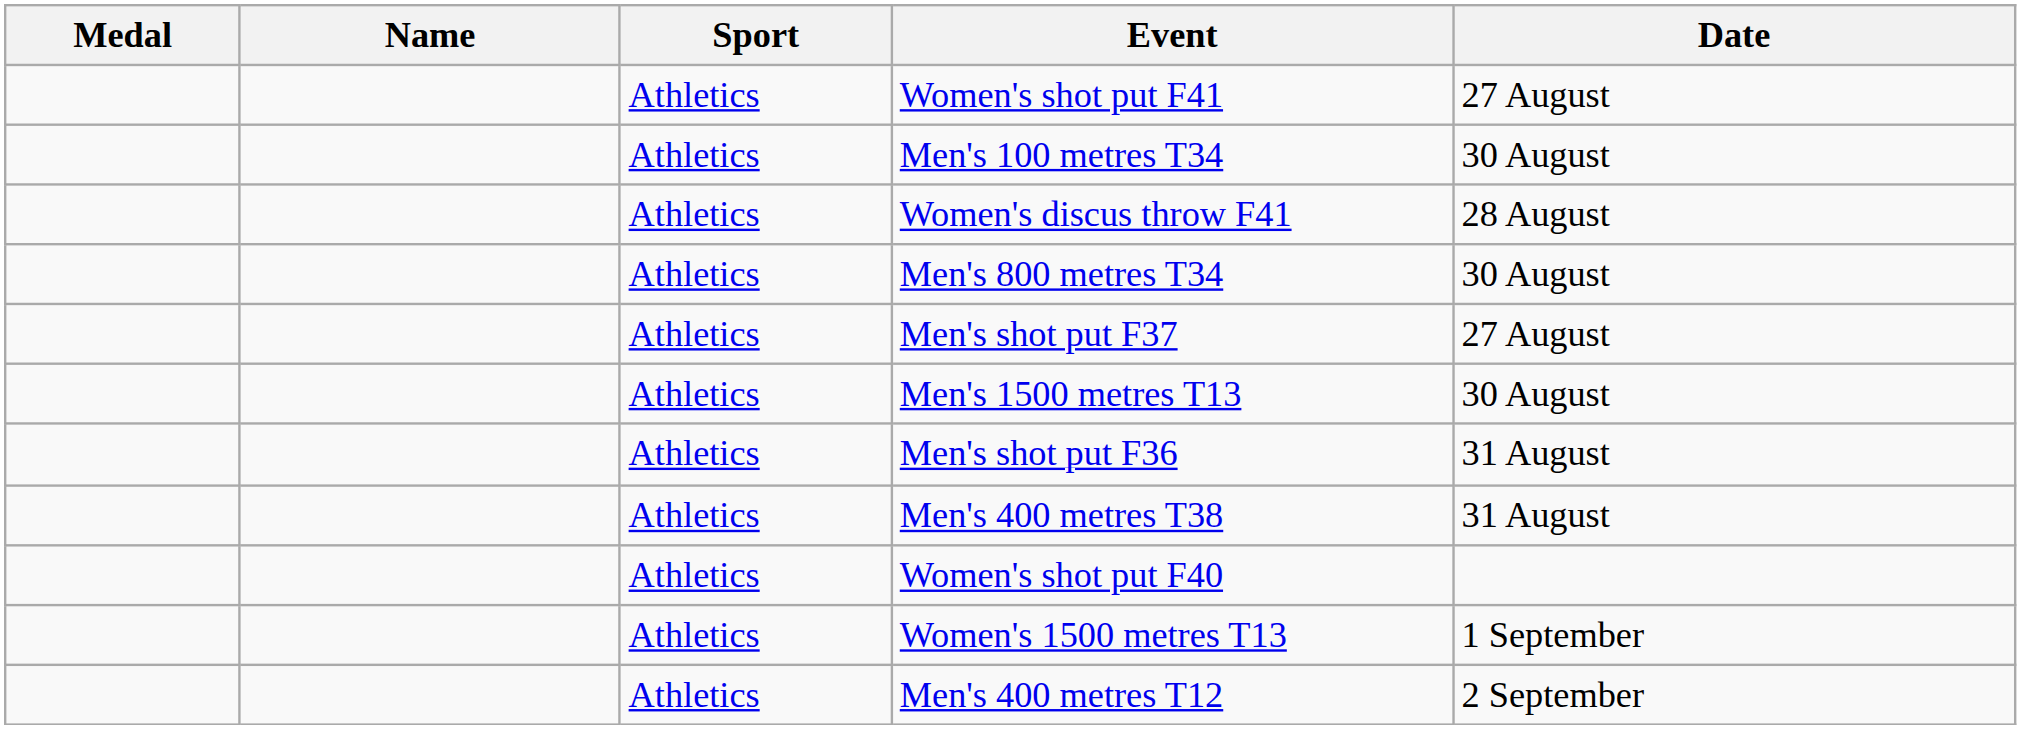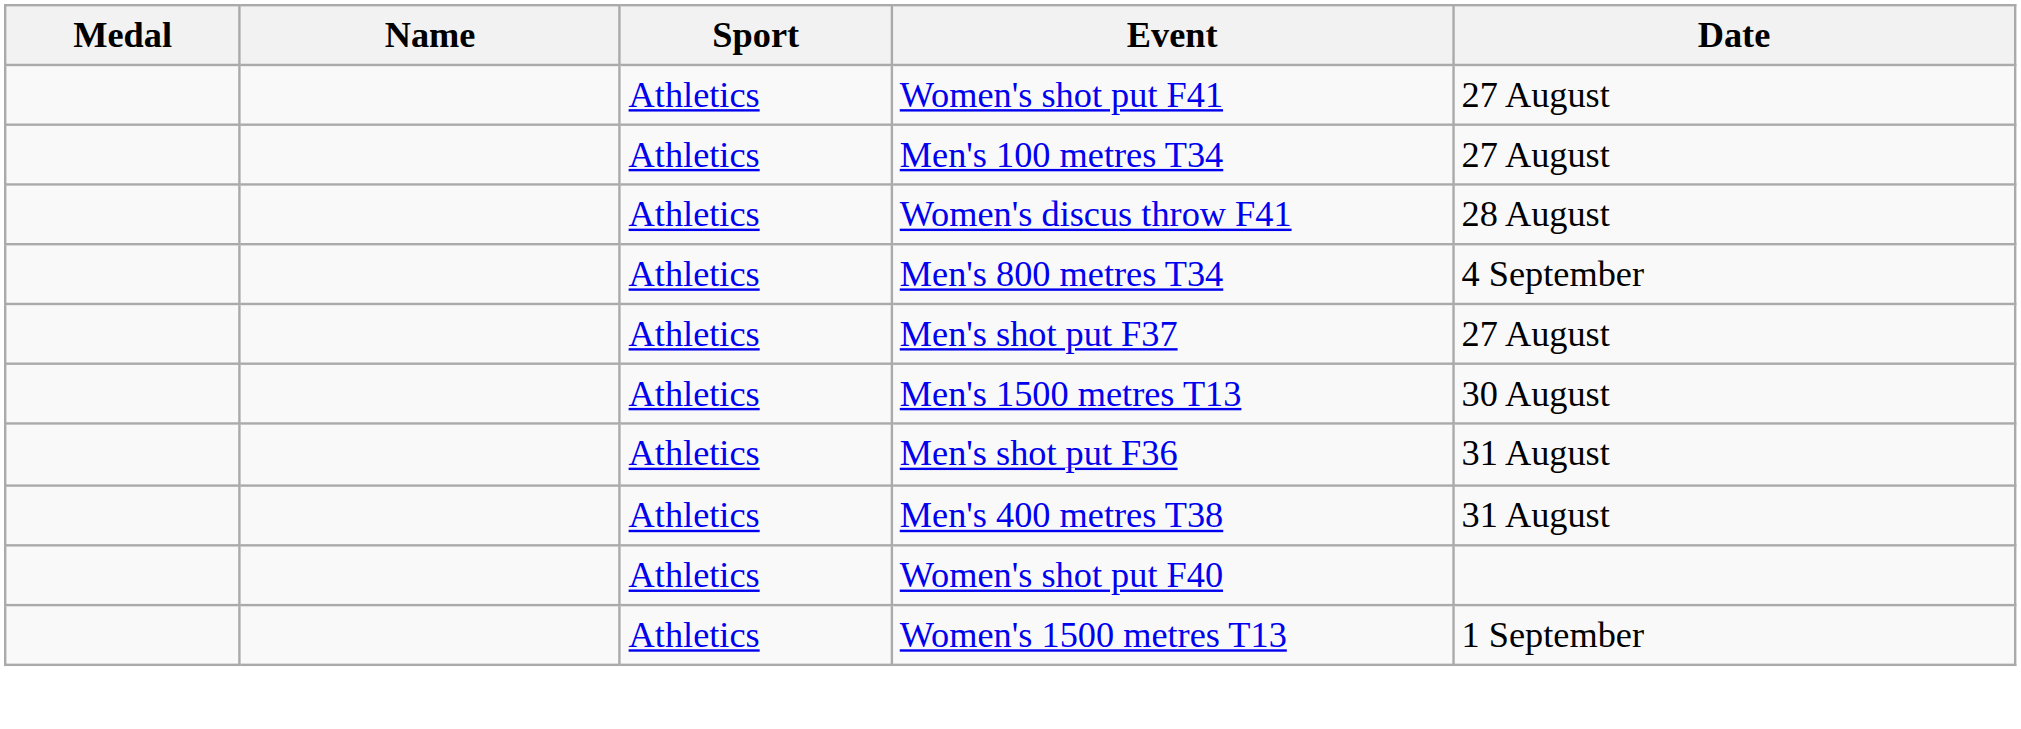(1536, 154) 30 August -> (1536, 154) 27 August
(1536, 274) 30 August -> (1553, 274) 4 September
- row: (1062, 693)
